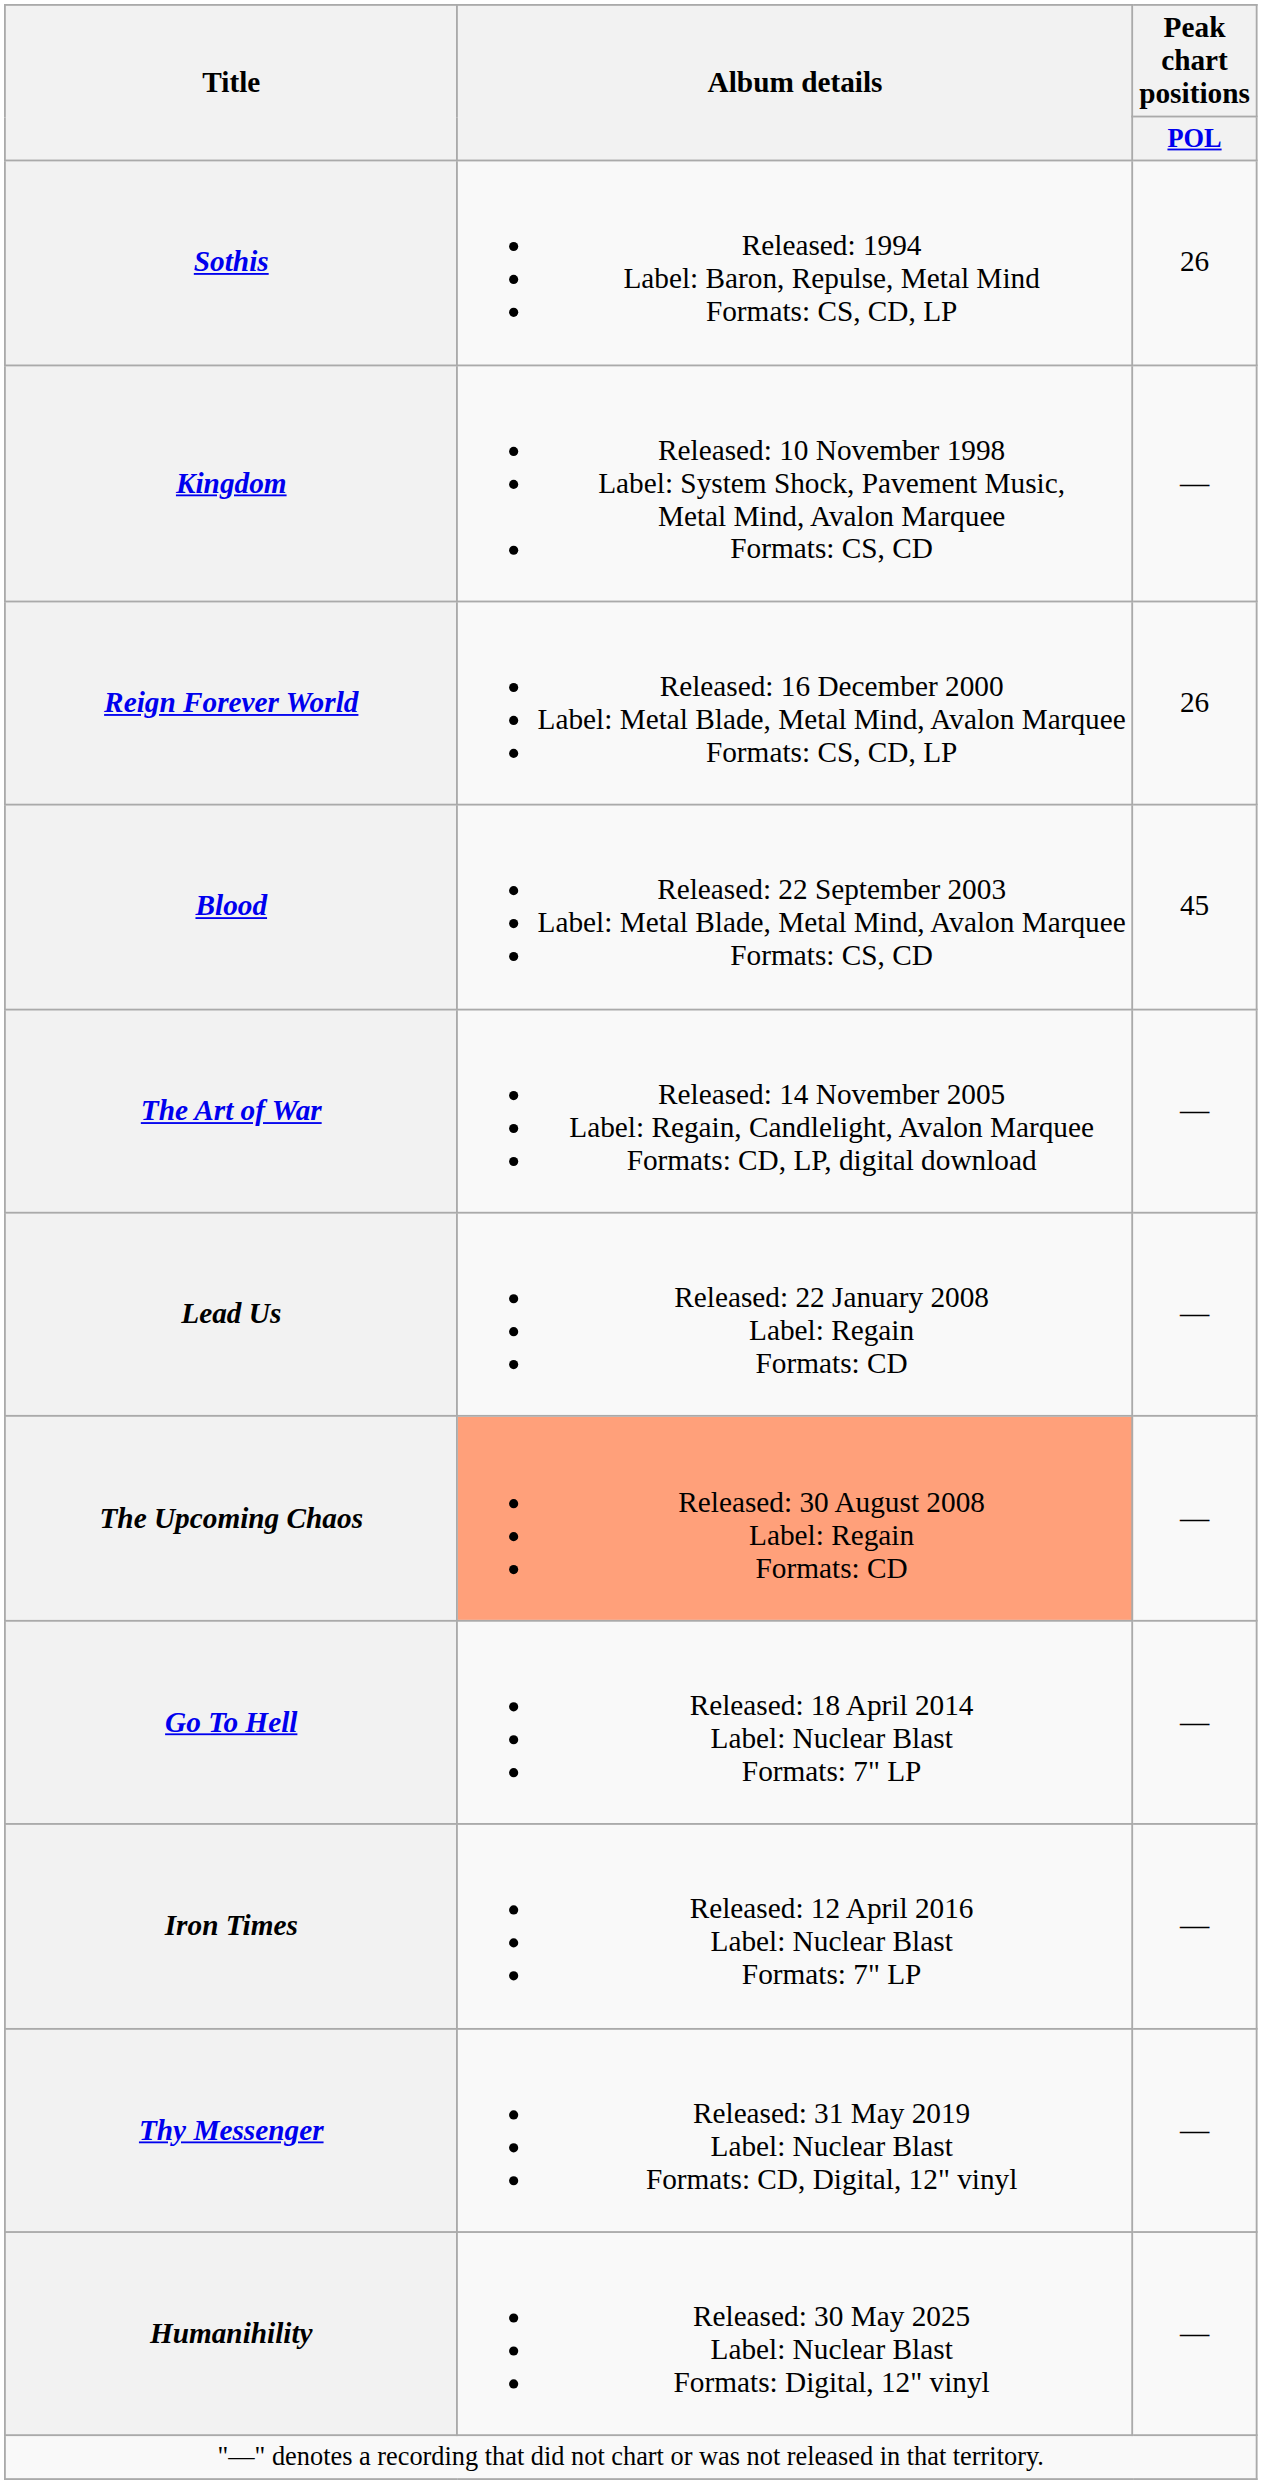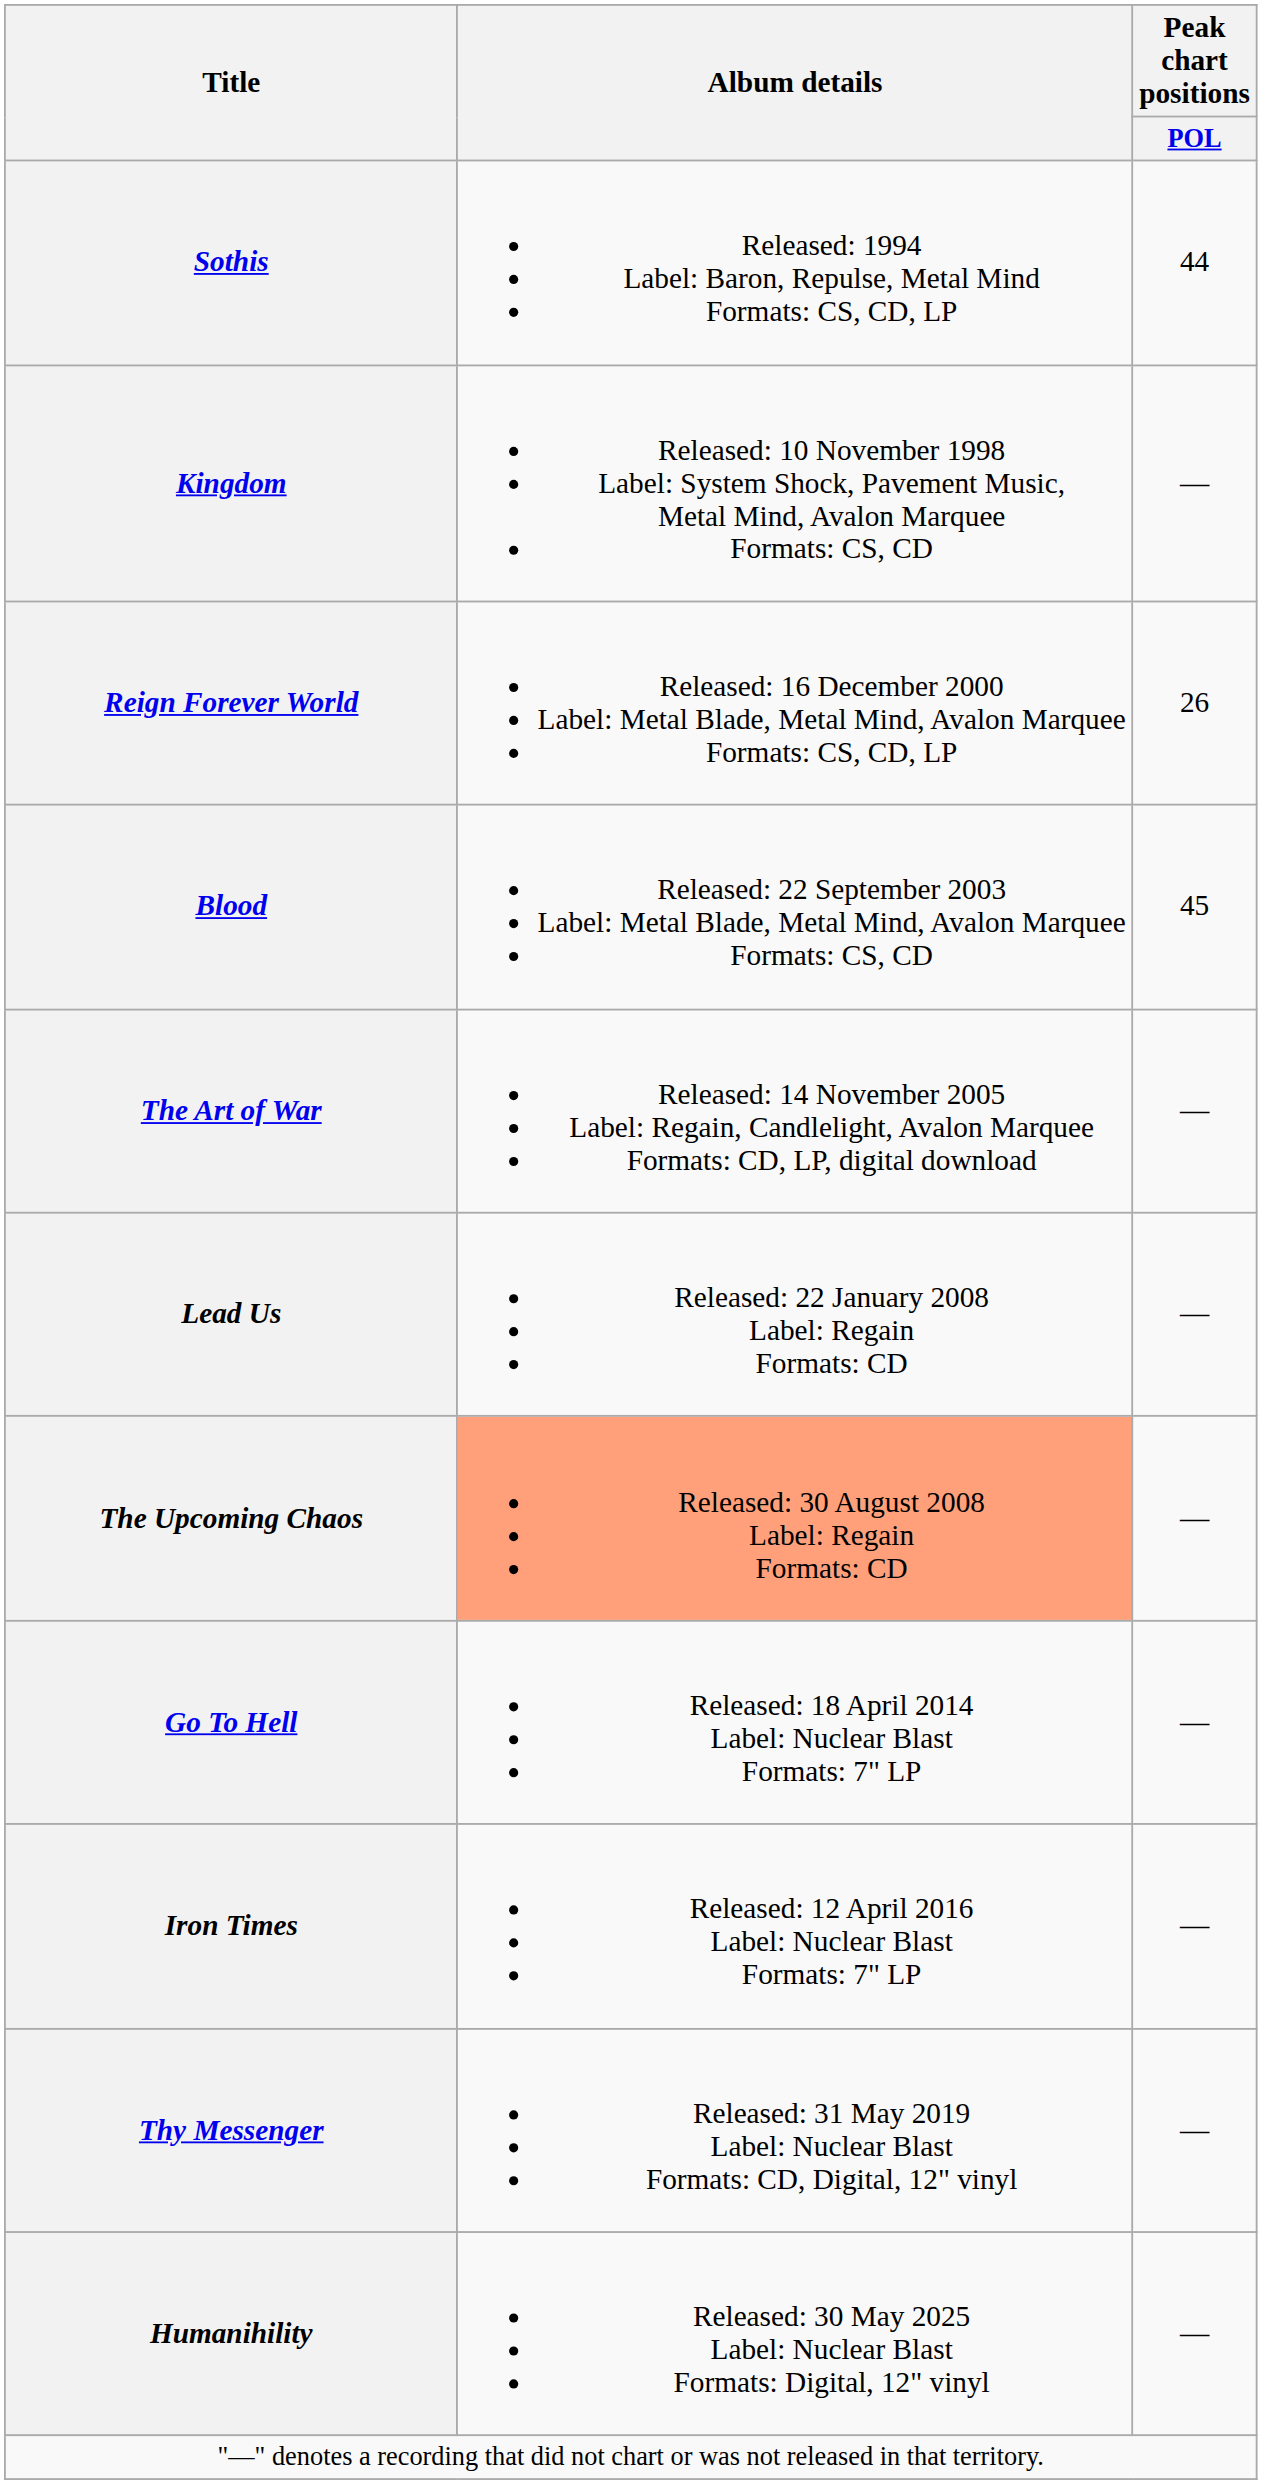(1195, 262) 26 -> (1195, 262) 44
